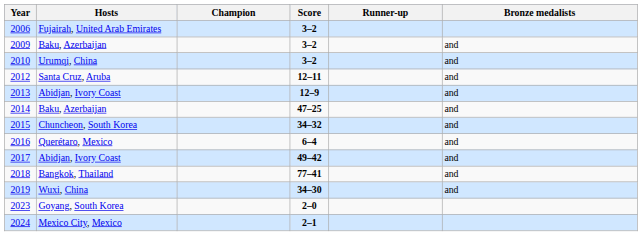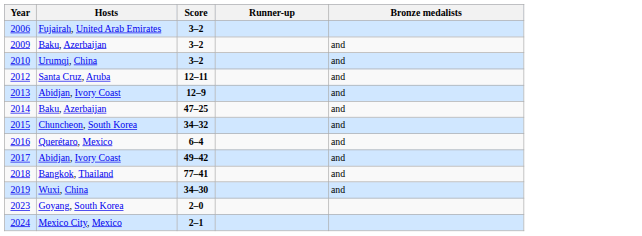- column: (233, 12)
